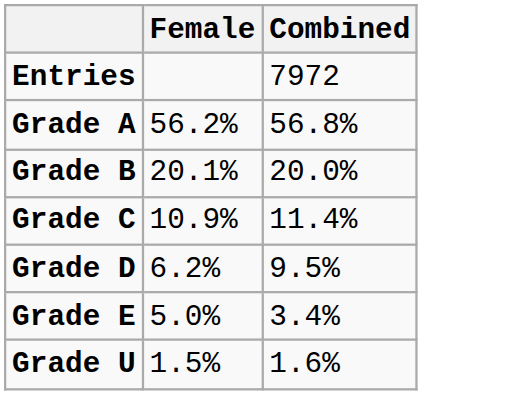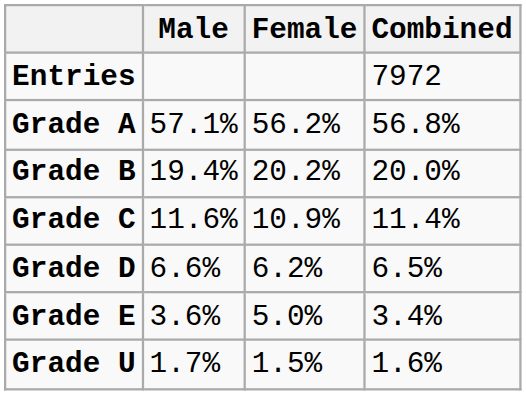+ column: (194, 29)
(194, 173) 20.1% -> (296, 173) 20.2%
(305, 268) 9.5% -> (407, 268) 6.5%
